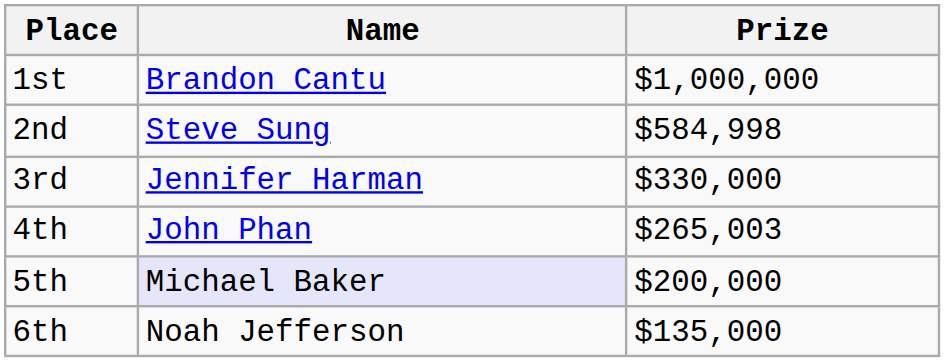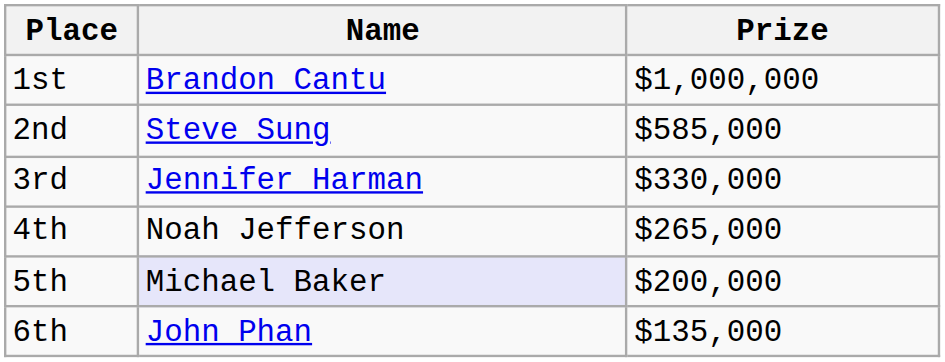(708, 131) $584,998 -> (708, 131) $585,000
(229, 231) John Phan -> (275, 231) Noah Jefferson
(708, 231) $265,003 -> (708, 231) $265,000
(275, 332) Noah Jefferson -> (229, 332) John Phan
